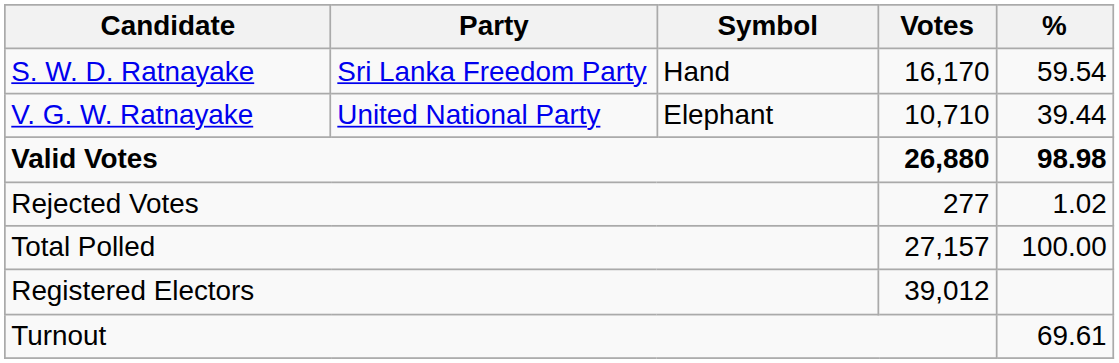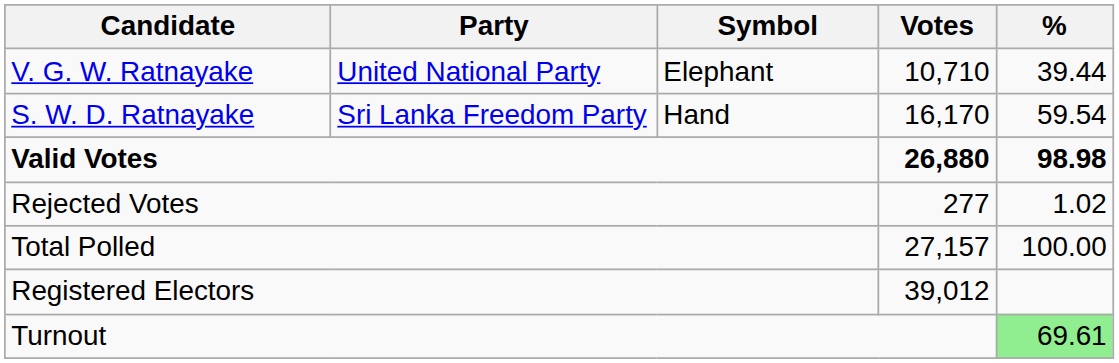rows swapped: (133, 70) <-> (132, 114)
(1072, 335) no background -> (1072, 335) lightgreen background
